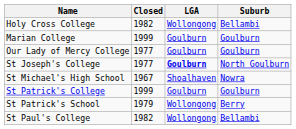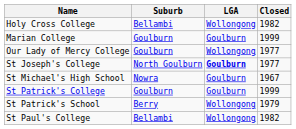columns swapped: (255, 11) <-> (148, 11)
(187, 51) Goulburn -> (231, 51) Wollongong
(192, 78) Shoalhaven -> (226, 78) Goulburn
